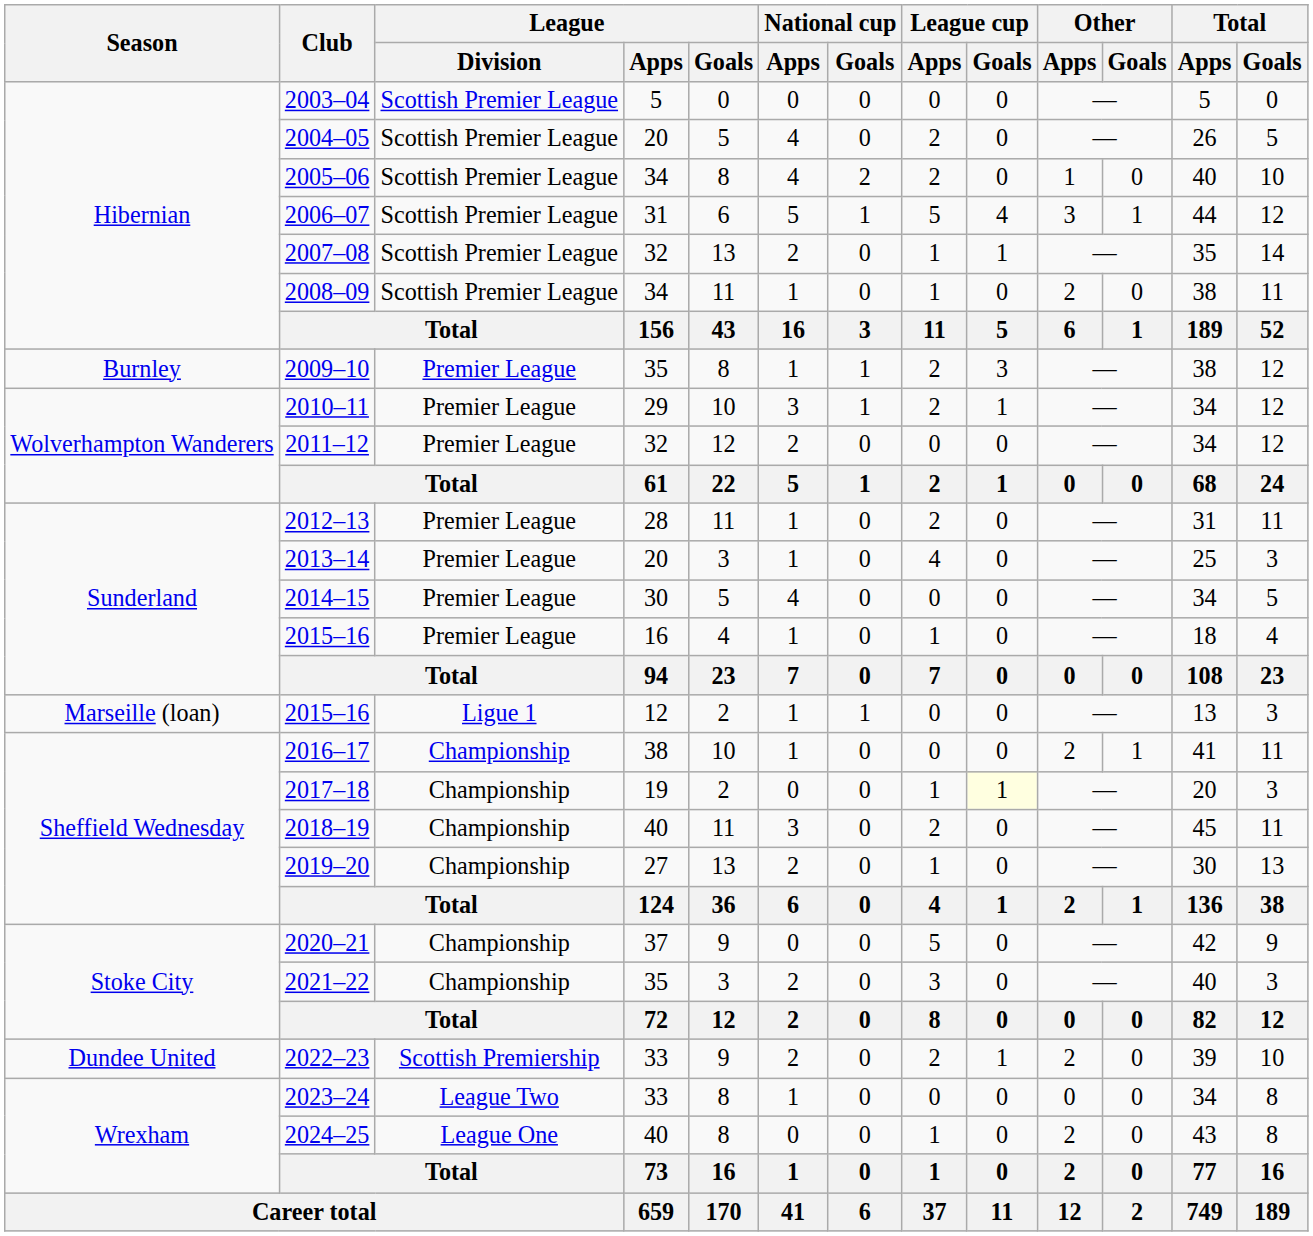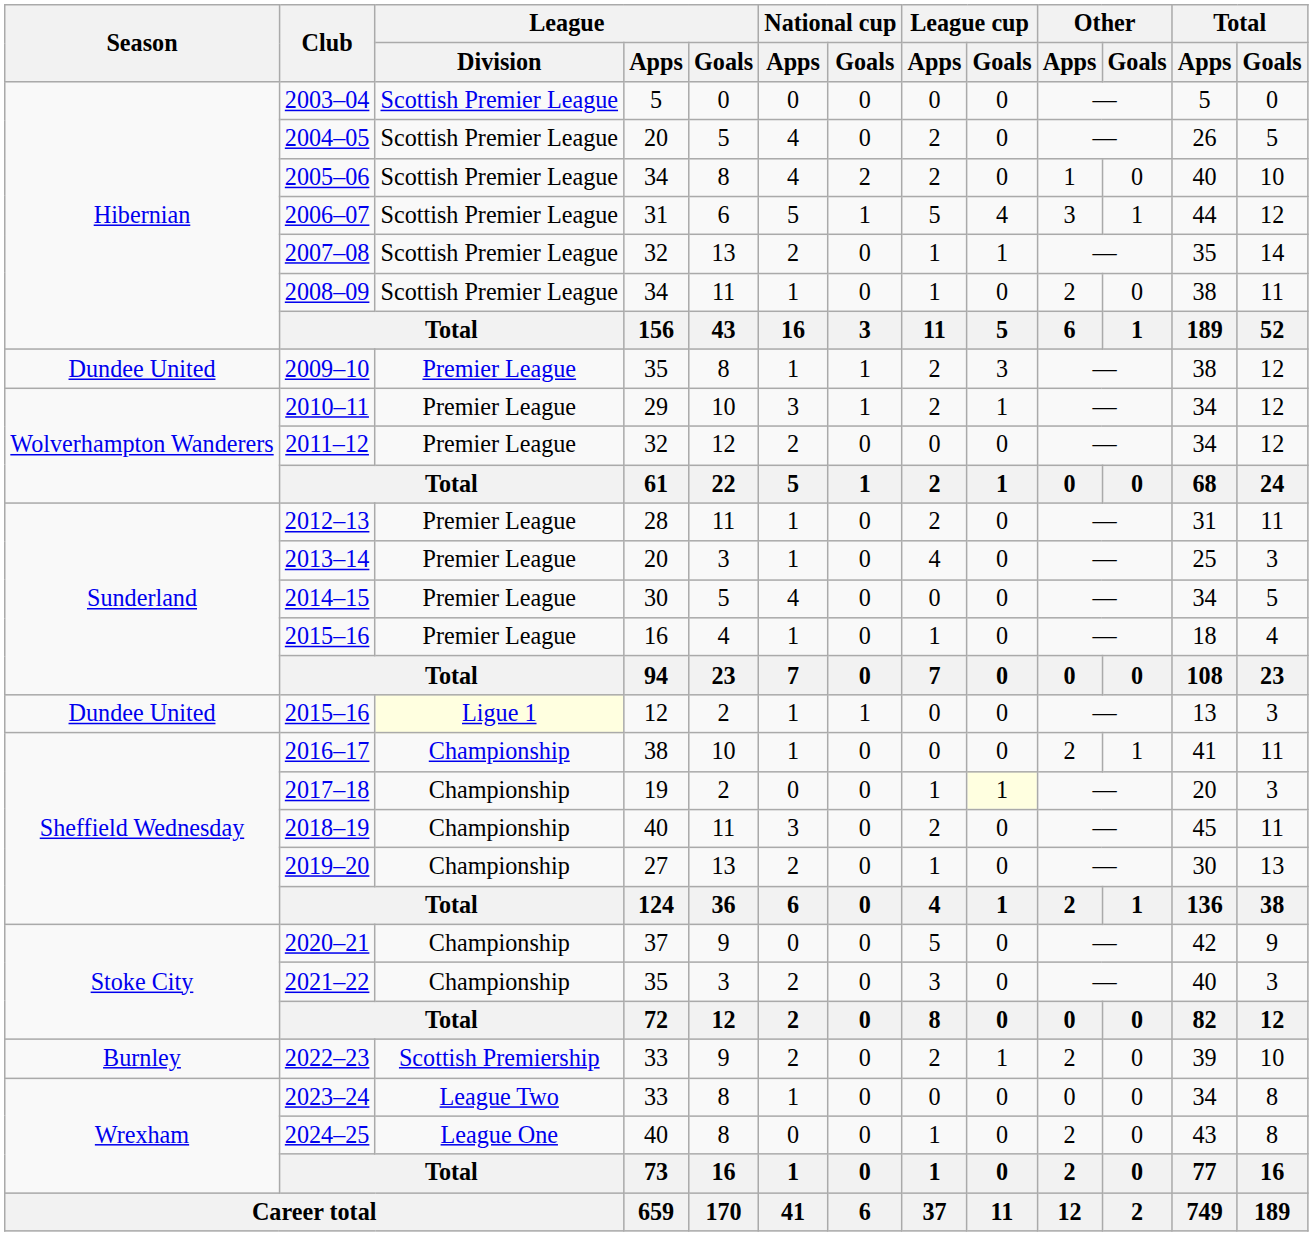(142, 368) Burnley -> (142, 368) Dundee United
(142, 713) Marseille (loan) -> (142, 713) Dundee United
(499, 713) no background -> (499, 713) lightyellow background
(142, 1058) Dundee United -> (142, 1058) Burnley
